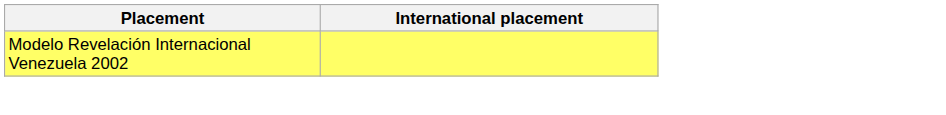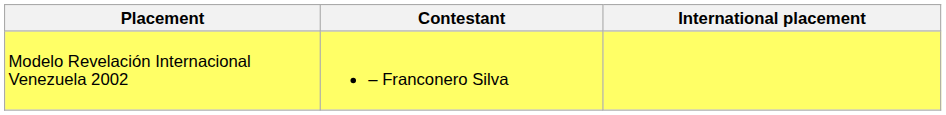+ column: (462, 18)
